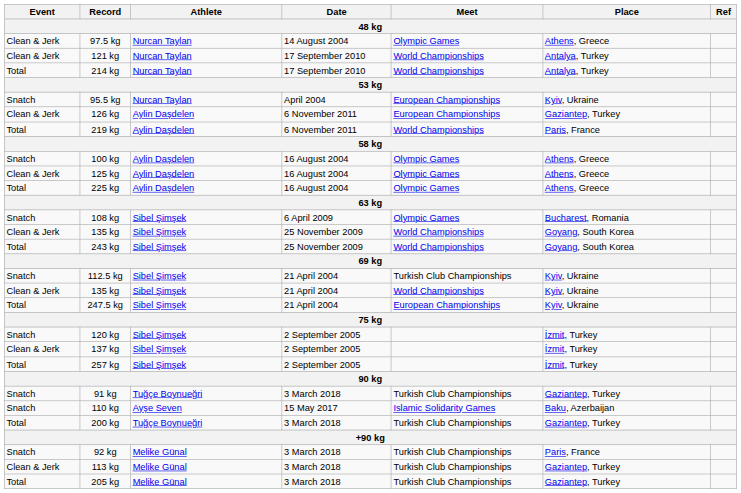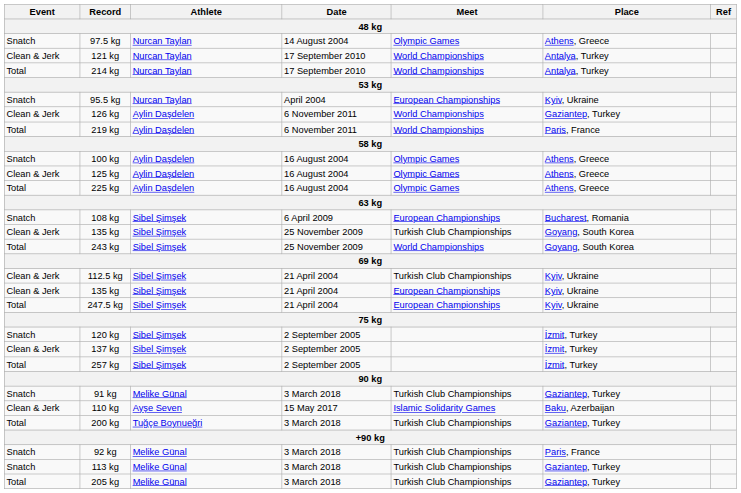(33, 41) Clean & Jerk -> (21, 41) Snatch
(447, 115) European Championships -> (439, 115) World Championships
(426, 217) Olympic Games -> (447, 217) European Championships
(439, 232) World Championships -> (452, 232) Turkish Club Championships
(21, 276) Snatch -> (33, 276) Clean & Jerk
(439, 291) World Championships -> (447, 291) European Championships
(167, 393) Tuğçe Boynueğri -> (160, 393) Melike Günal
(21, 408) Snatch -> (33, 408) Clean & Jerk
(33, 467) Clean & Jerk -> (21, 467) Snatch
